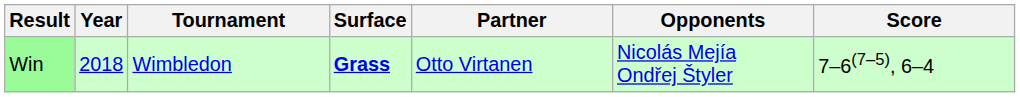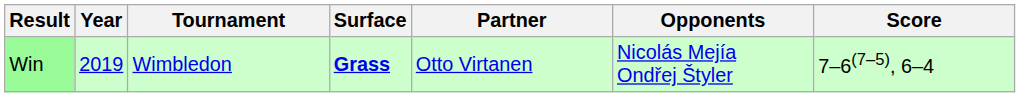(101, 63) 2018 -> (101, 63) 2019
